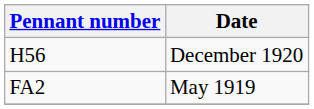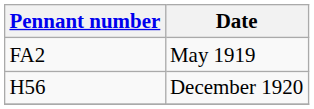rows swapped: (27, 87) <-> (28, 54)
